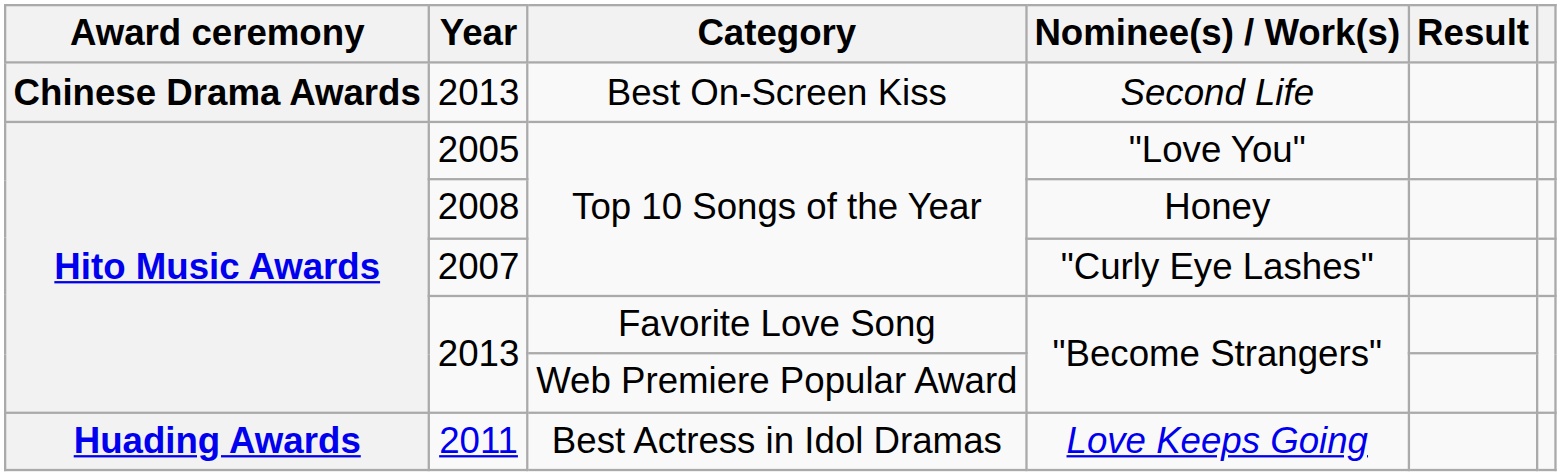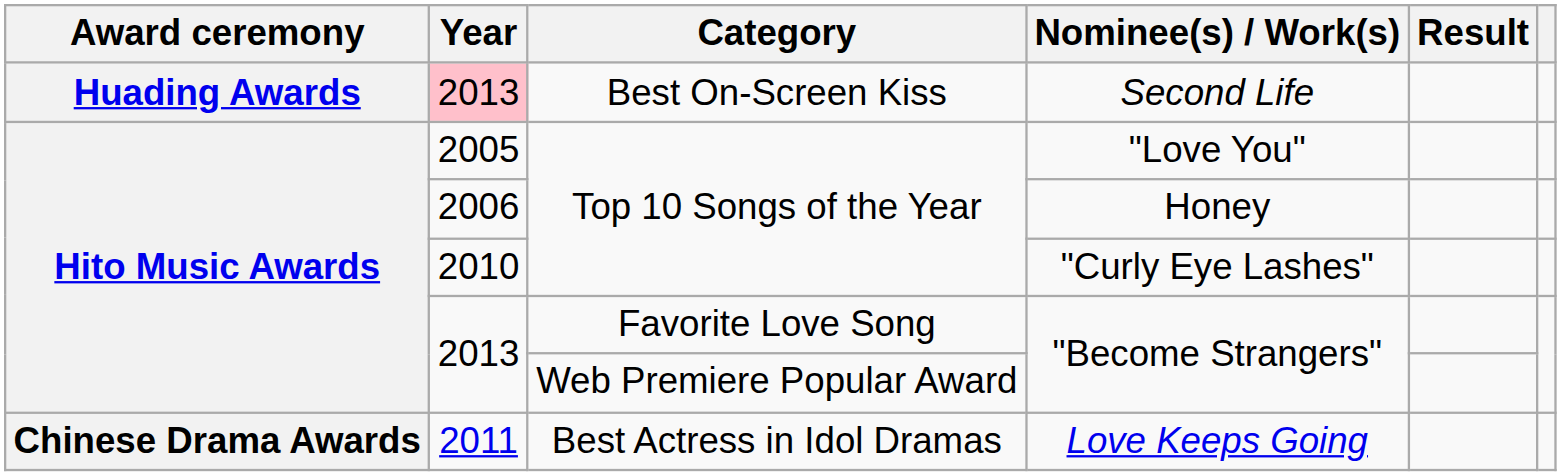(217, 91) Chinese Drama Awards -> (217, 91) Huading Awards
(479, 91) no background -> (479, 91) pink background
(479, 207) 2008 -> (479, 207) 2006
(479, 265) 2007 -> (479, 265) 2010
(217, 440) Huading Awards -> (217, 440) Chinese Drama Awards
